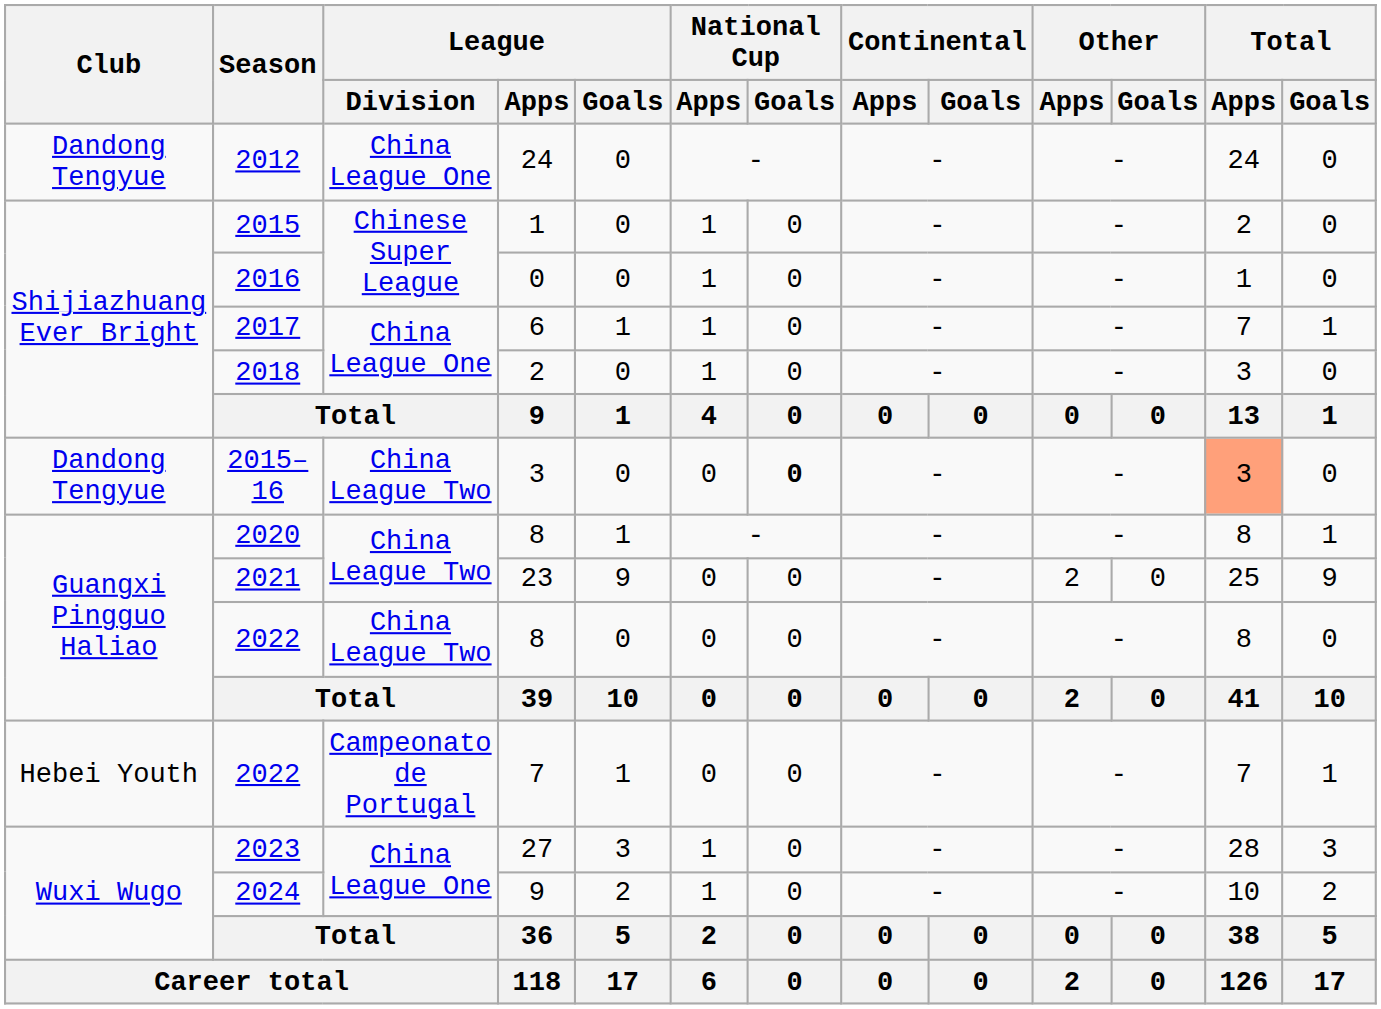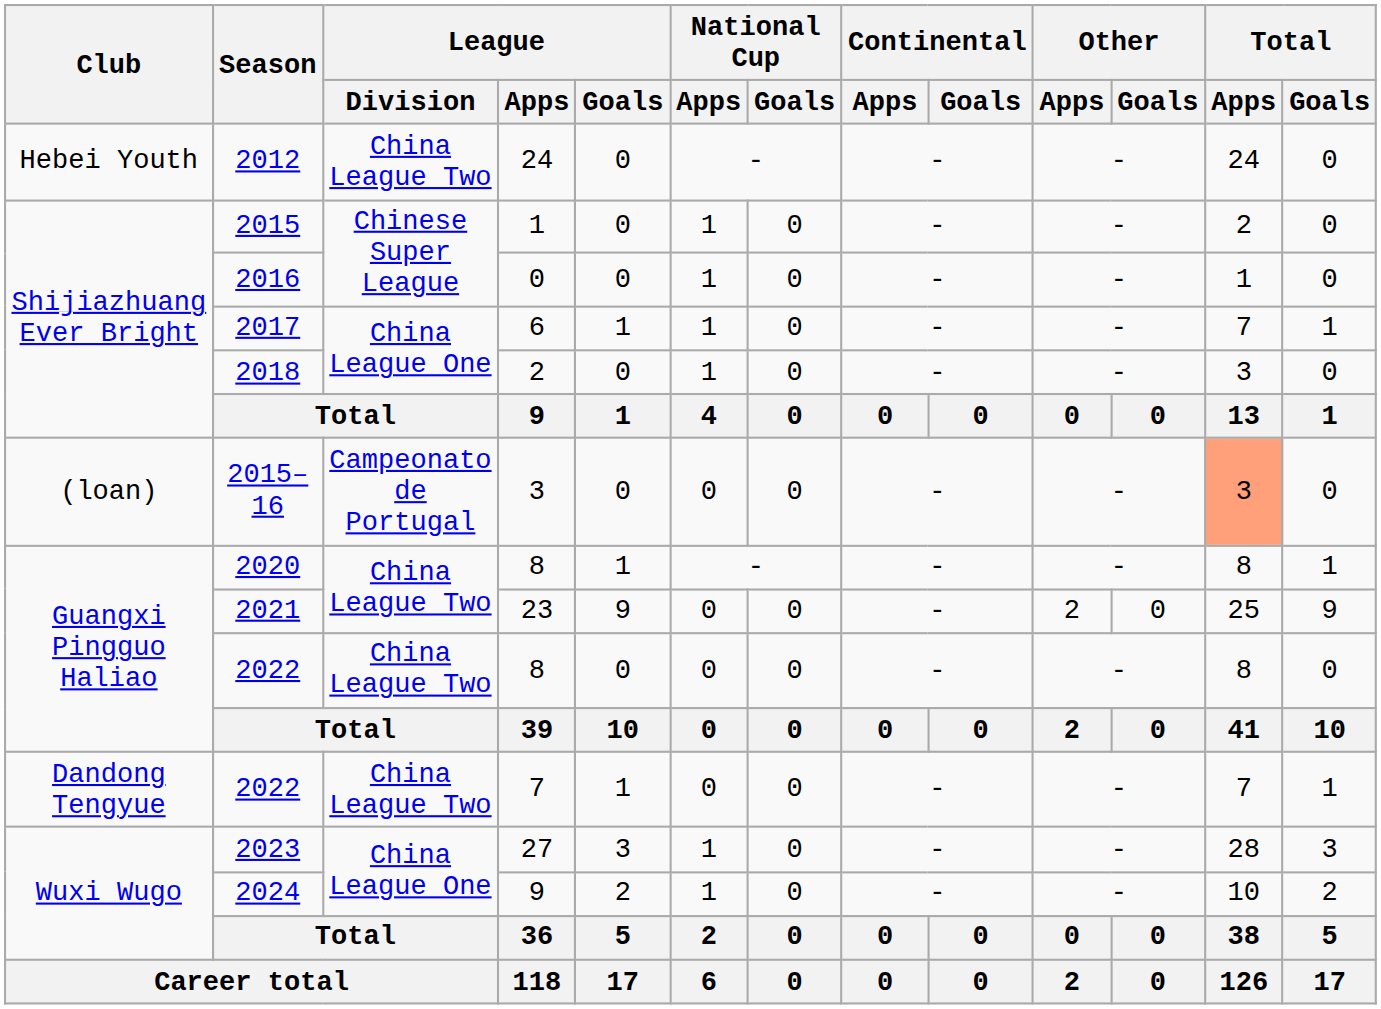(109, 162) Dandong Tengyue -> (109, 162) Hebei Youth
(410, 162) China League One -> (410, 162) China League Two
(109, 476) Dandong Tengyue -> (109, 492) (loan)
(410, 476) China League Two -> (410, 492) Campeonato de Portugal
(795, 476) bold -> (795, 492) normal
(109, 774) Hebei Youth -> (109, 790) Dandong Tengyue
(410, 774) Campeonato de Portugal -> (410, 790) China League Two
